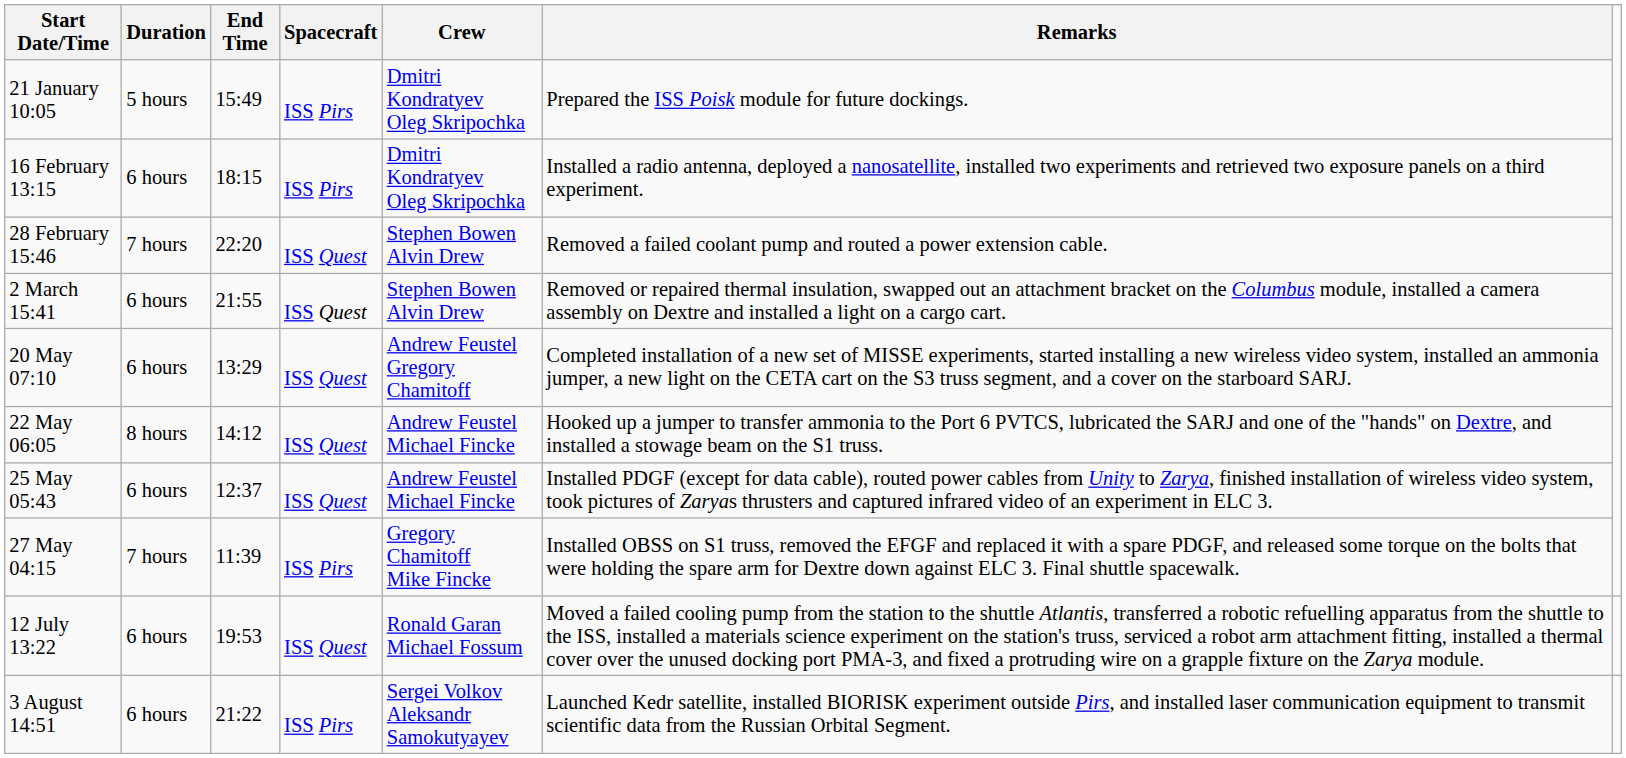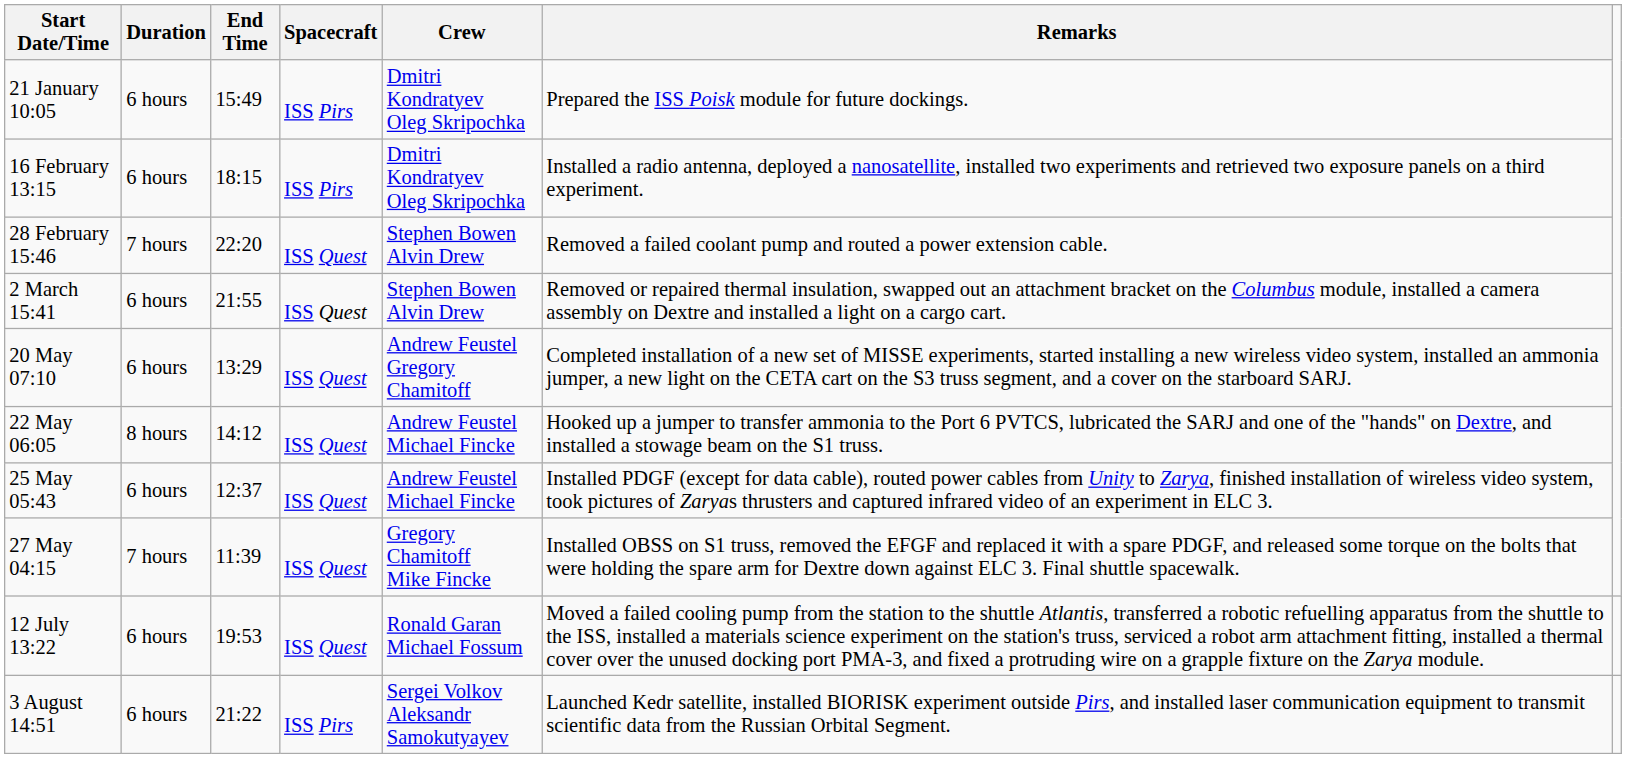(157, 99) 5 hours -> (157, 99) 6 hours
(319, 568) ISS Pirs -> (325, 568) ISS Quest
